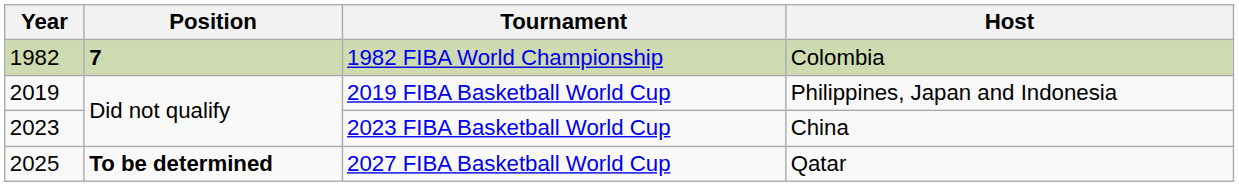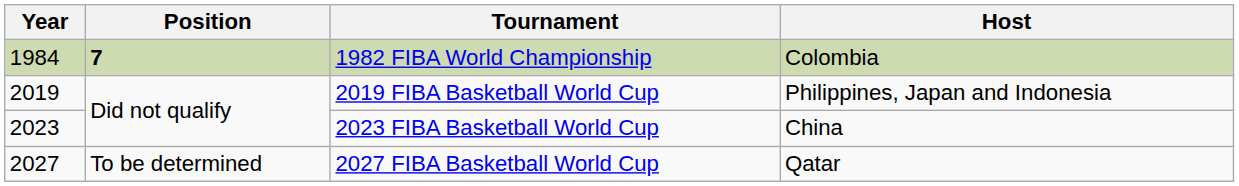(35, 57) 1982 -> (35, 57) 1984
(35, 163) 2025 -> (35, 163) 2027
(181, 163) bold -> (176, 163) normal
